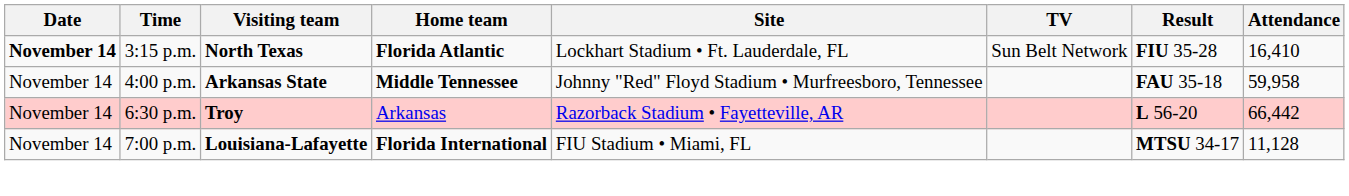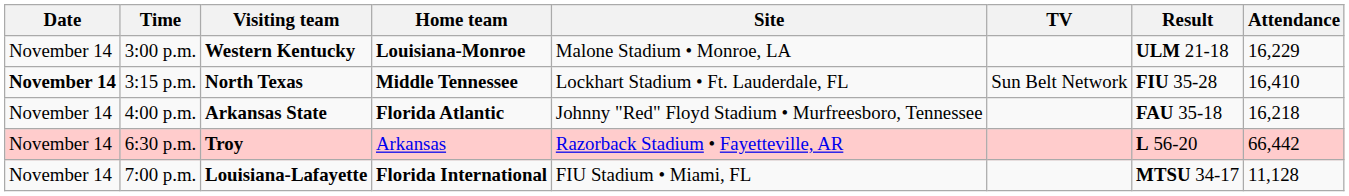+ row: (160, 51)
(440, 51) Florida Atlantic -> (447, 82) Middle Tennessee
(447, 82) Middle Tennessee -> (440, 113) Florida Atlantic
(1274, 82) 59,958 -> (1274, 113) 16,218
